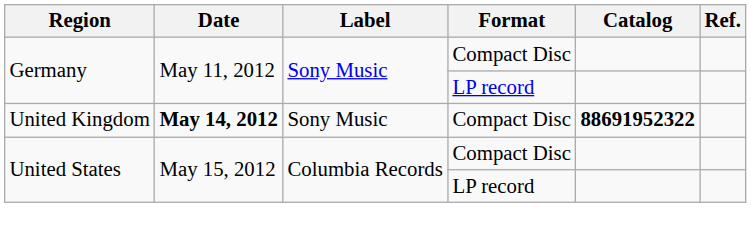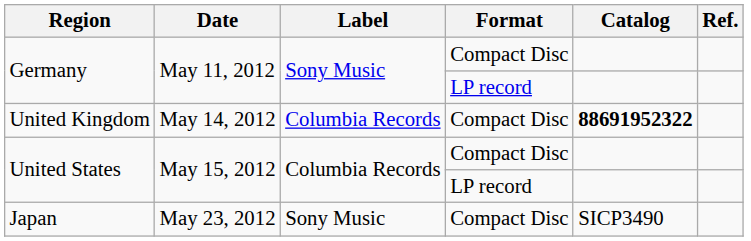(219, 119) bold -> (217, 119) normal
(337, 119) Sony Music -> (363, 119) Columbia Records
+ row: (33, 218)
